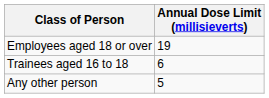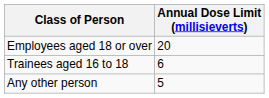(164, 45) 19 -> (164, 45) 20
